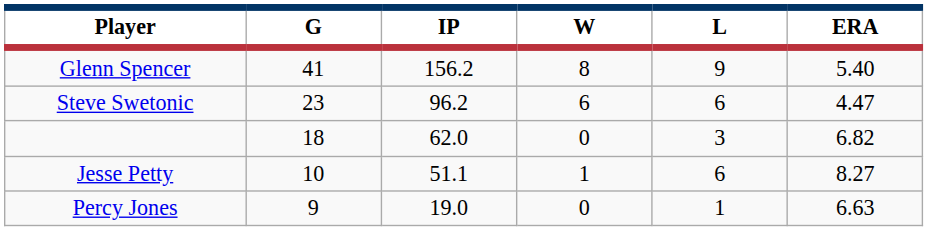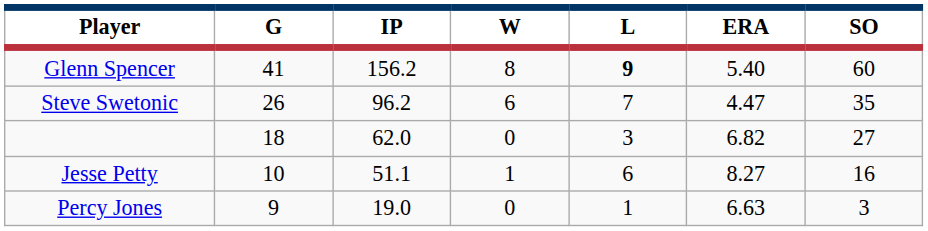+ column: (864, 27)
(720, 68) normal -> (628, 68) bold
(313, 103) 23 -> (274, 103) 26
(720, 103) 6 -> (628, 103) 7
